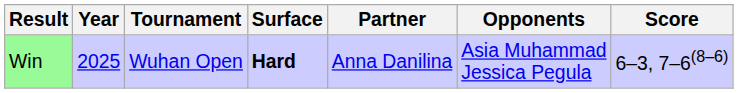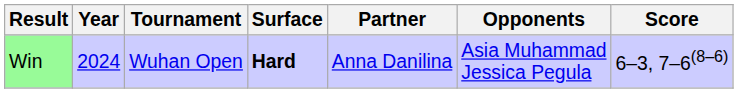(99, 61) 2025 -> (99, 61) 2024
